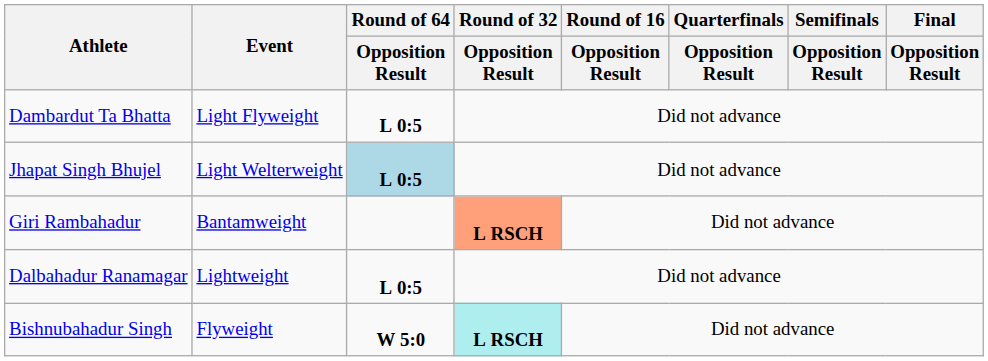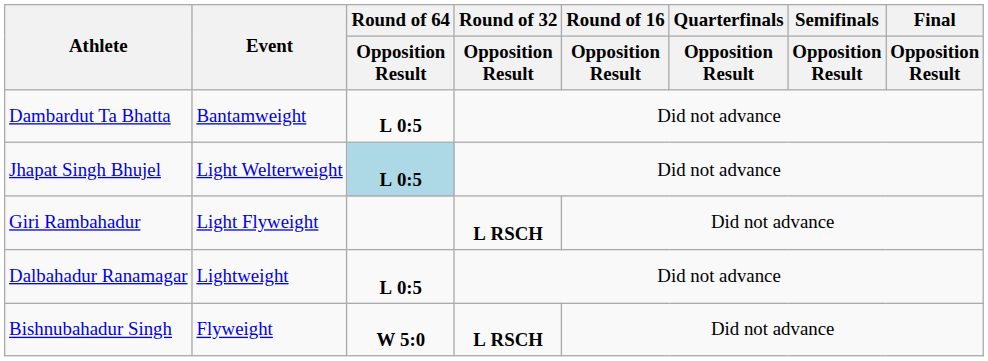(257, 116) Light Flyweight -> (251, 116) Bantamweight
(251, 222) Bantamweight -> (257, 222) Light Flyweight
(508, 233) lightsalmon background -> (508, 233) no background
(508, 340) paleturquoise background -> (508, 340) no background
